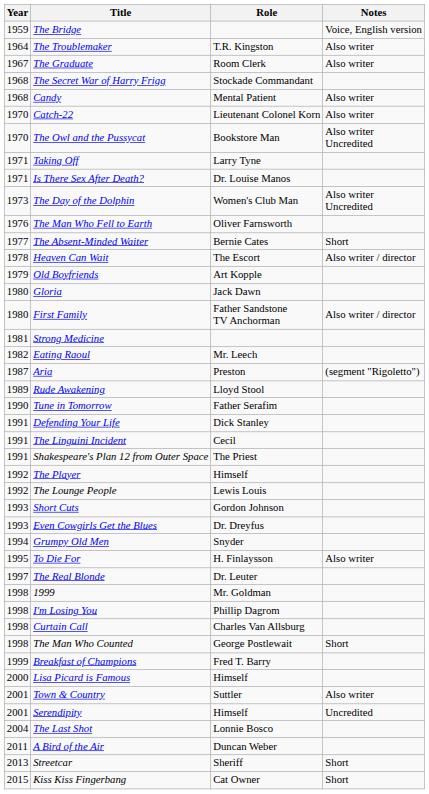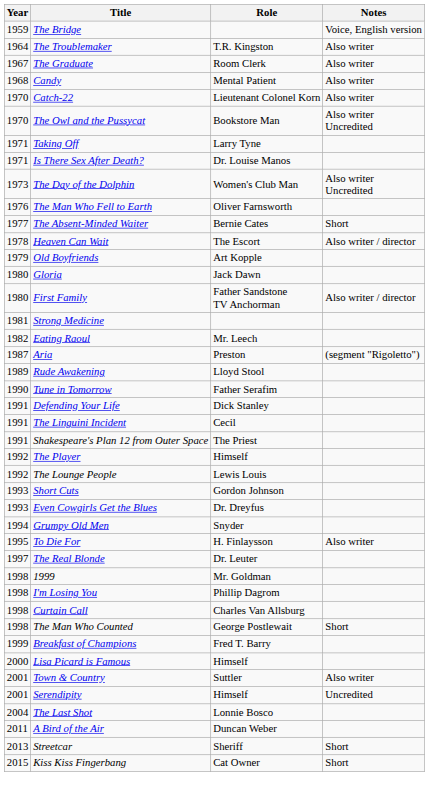- row: (99, 81)
